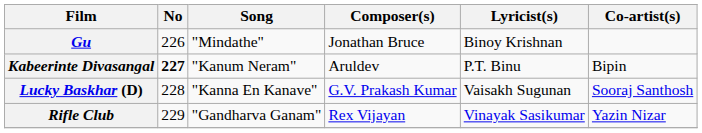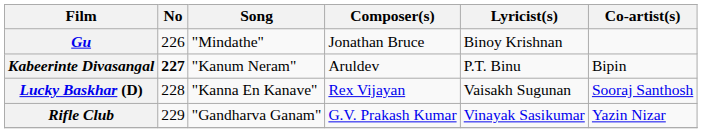(392, 90) G.V. Prakash Kumar -> (367, 90) Rex Vijayan
(367, 115) Rex Vijayan -> (392, 115) G.V. Prakash Kumar
